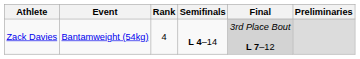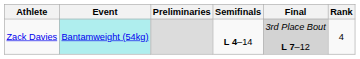columns swapped: (324, 12) <-> (164, 12)
(105, 37) no background -> (105, 37) paleturquoise background
